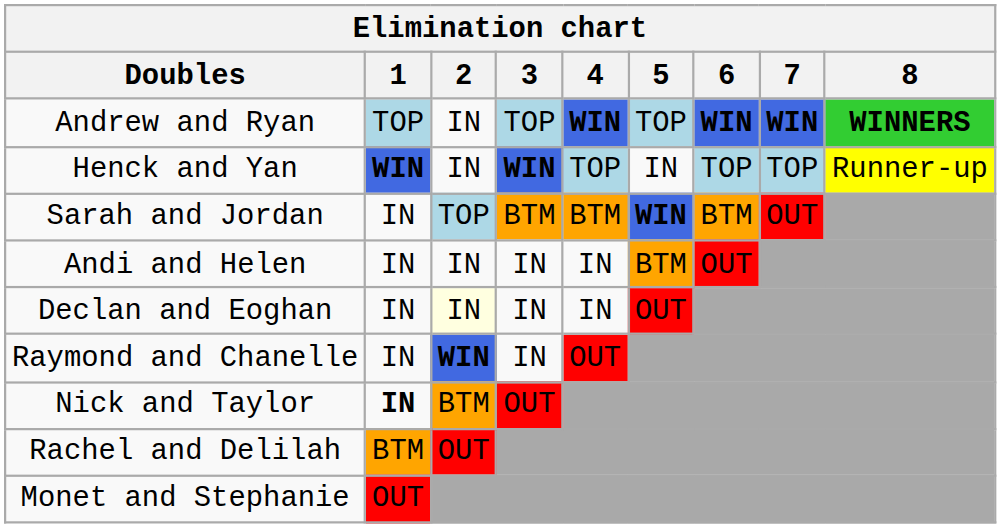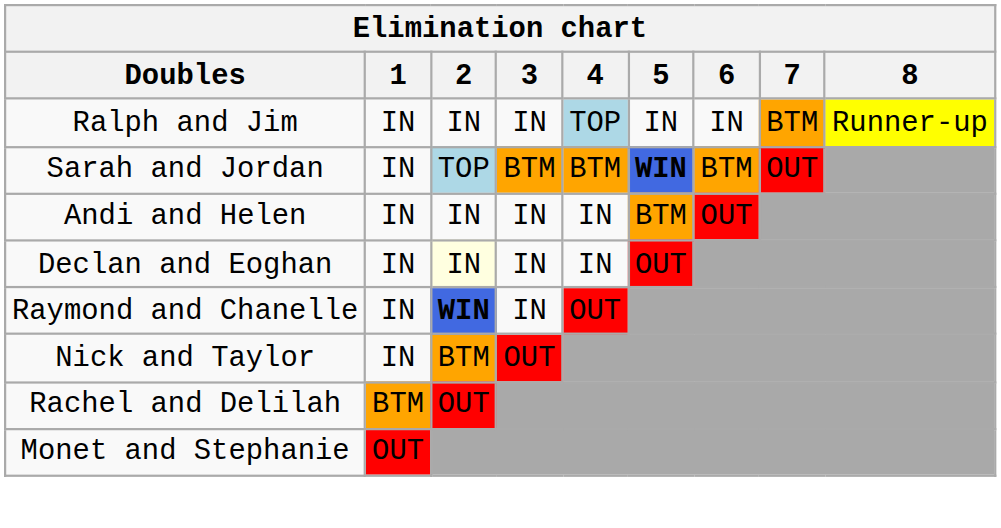- row: (185, 123)
- row: (185, 170)
+ row: (185, 123)
(398, 405) bold -> (398, 358) normal
